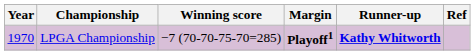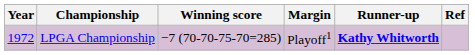(21, 37) 1970 -> (21, 37) 1972
(310, 37) bold -> (309, 37) normal
